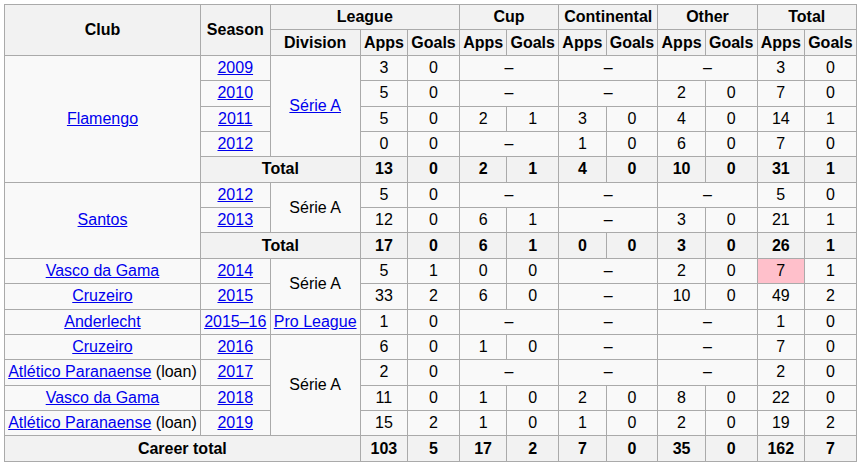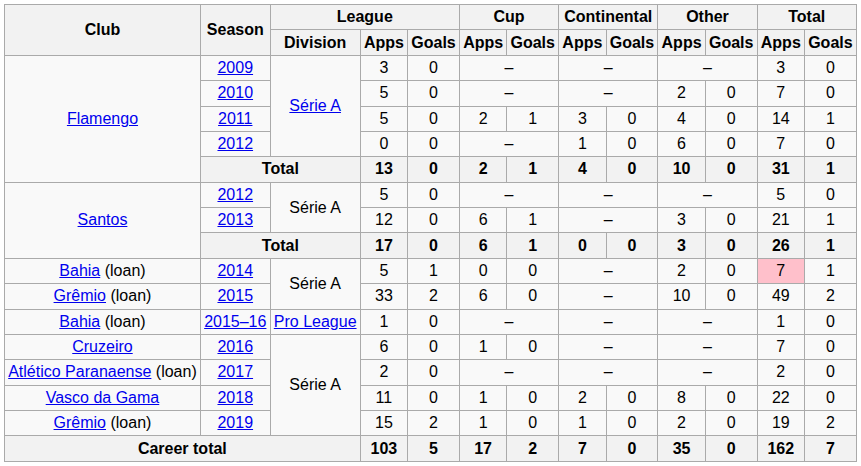(102, 270) Vasco da Gama -> (102, 270) Bahia (loan)
(102, 296) Cruzeiro -> (102, 296) Grêmio (loan)
(102, 321) Anderlecht -> (102, 321) Bahia (loan)
(102, 423) Atlético Paranaense (loan) -> (102, 423) Grêmio (loan)
